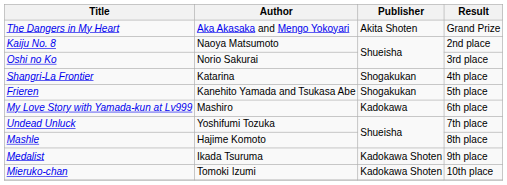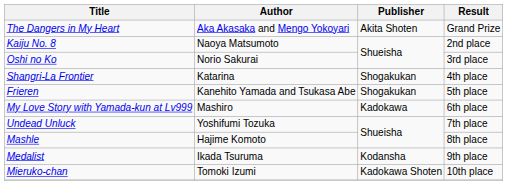(401, 156) Kadokawa Shoten -> (383, 156) Kodansha
